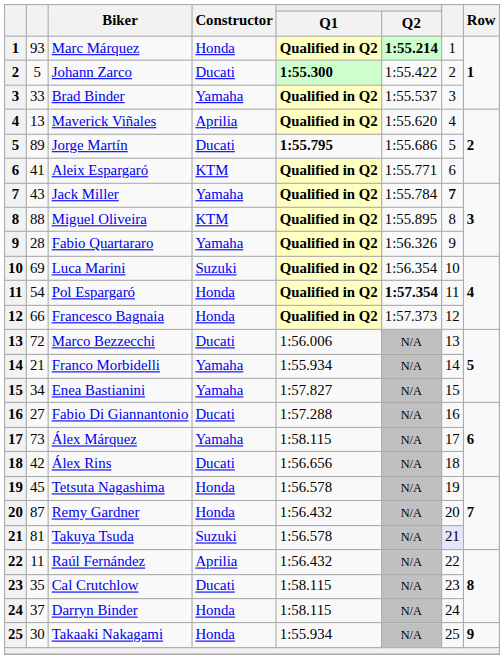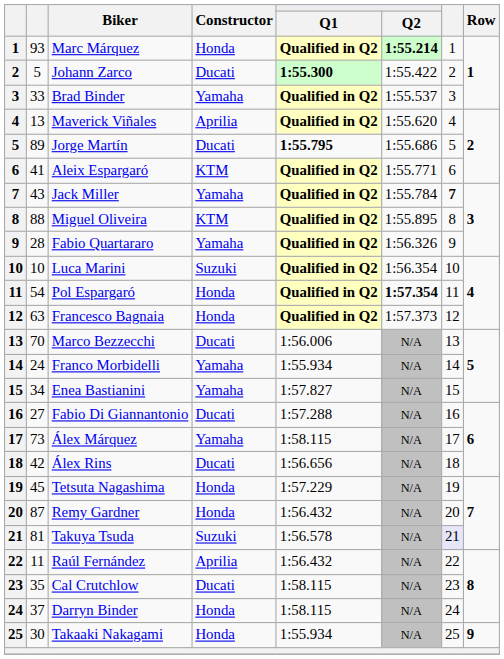(37, 267) 69 -> (37, 267) 10
(37, 316) 66 -> (37, 316) 63
(37, 341) 72 -> (37, 341) 70
(37, 365) 21 -> (37, 365) 24
(306, 488) 1:56.578 -> (306, 488) 1:57.229
